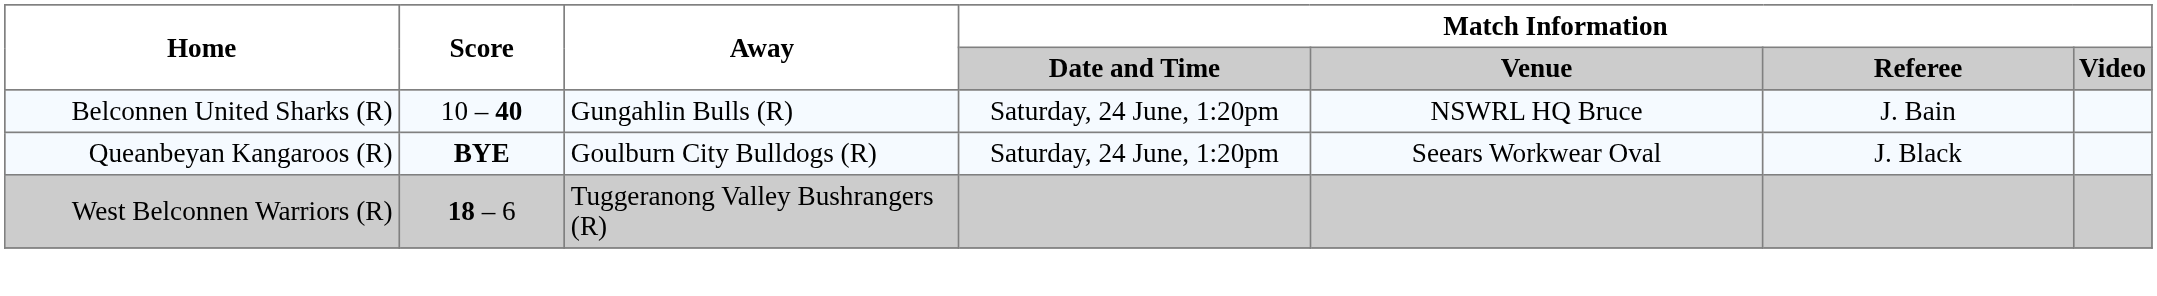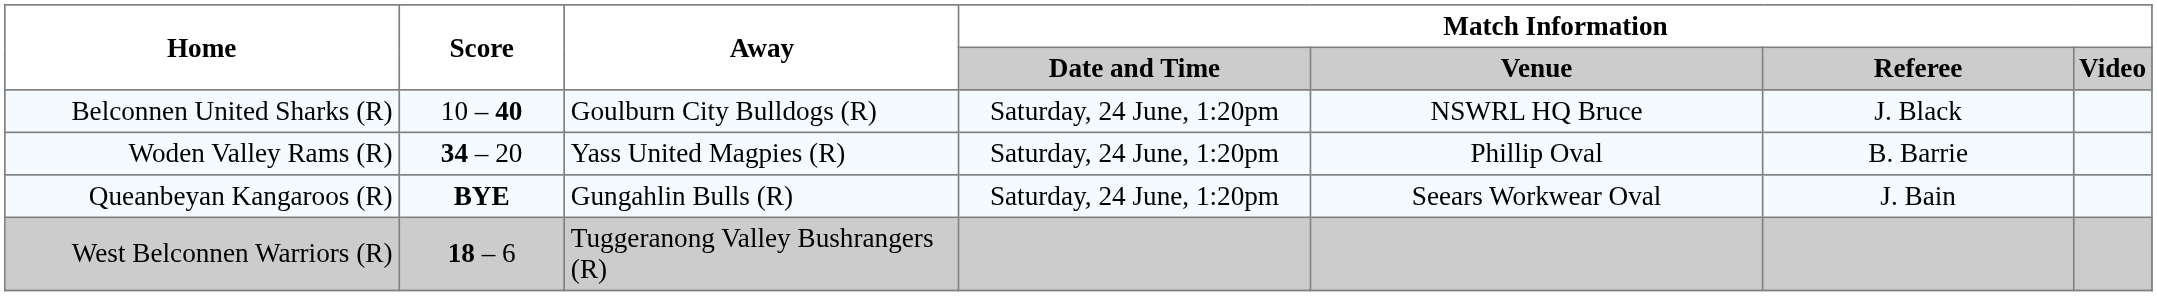(682, 110) Gungahlin Bulls (R) -> (724, 110) Goulburn City Bulldogs (R)
(1918, 110) J. Bain -> (1918, 110) J. Black
+ row: (260, 153)
(724, 153) Goulburn City Bulldogs (R) -> (682, 195) Gungahlin Bulls (R)
(1918, 153) J. Black -> (1918, 195) J. Bain
